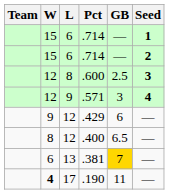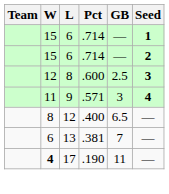(50, 96) 12 -> (50, 96) 11
- row: (69, 117)
(120, 158) gold background -> (120, 138) no background
